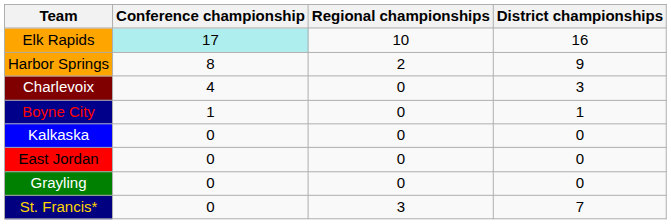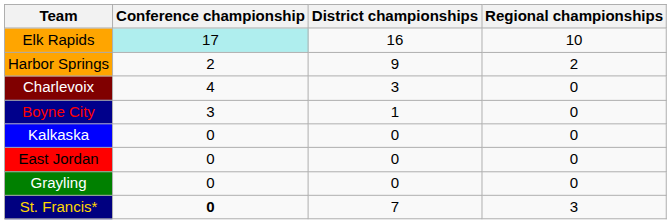columns swapped: (580, 16) <-> (401, 16)
(210, 64) 8 -> (210, 64) 2
(210, 111) 1 -> (210, 111) 3
(210, 207) normal -> (210, 207) bold
